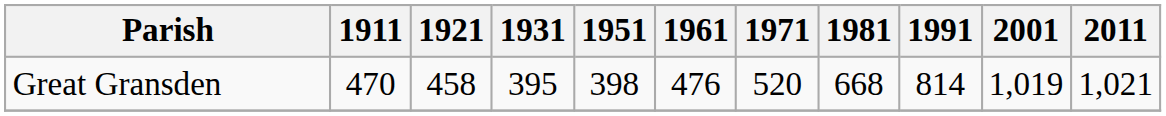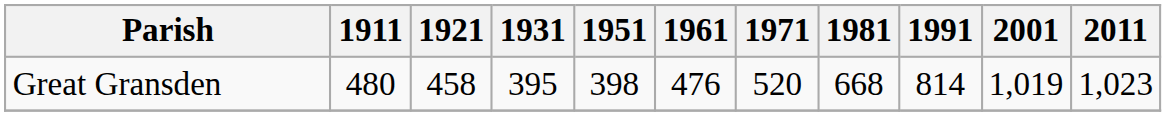(371, 83) 470 -> (371, 83) 480
(1116, 83) 1,021 -> (1116, 83) 1,023
